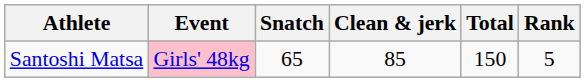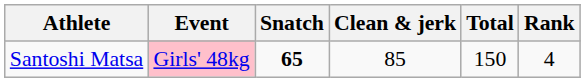(292, 58) normal -> (292, 58) bold
(549, 58) 5 -> (549, 58) 4
